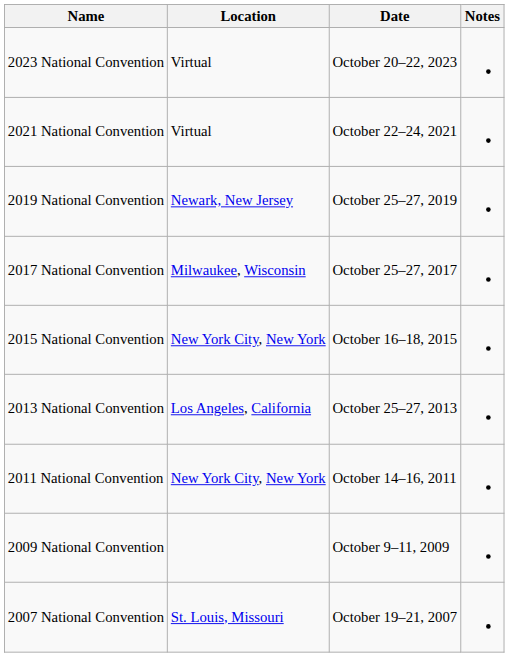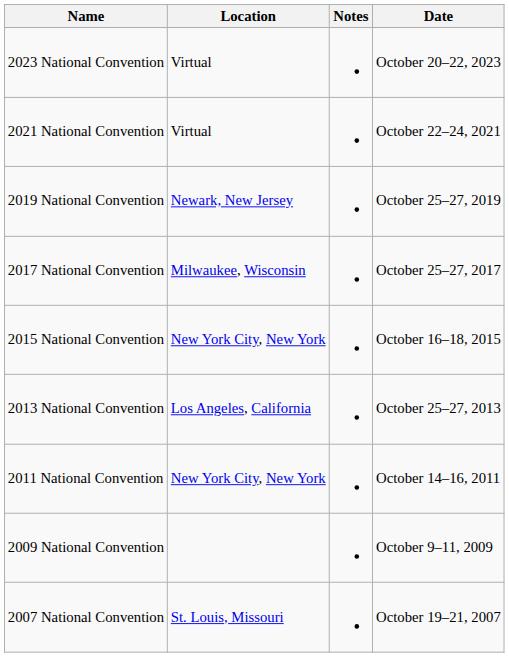columns swapped: (395, 16) <-> (482, 16)
